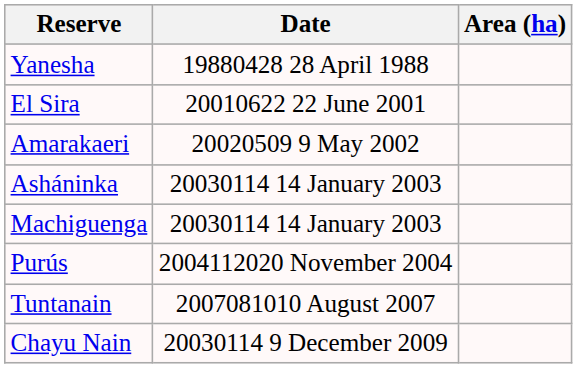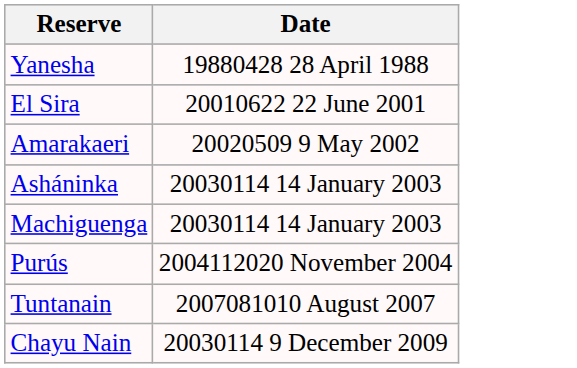- column: (515, 24)
